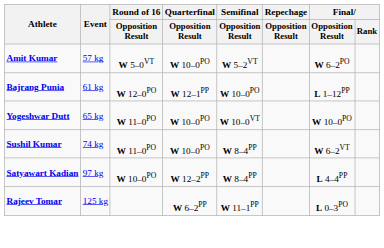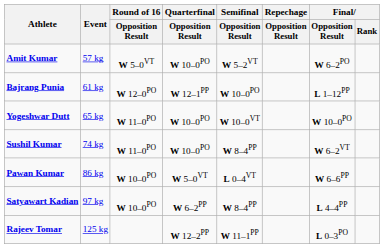+ row: (35, 173)
(190, 178) W 12–2PP -> (190, 206) W 6–2PP
(190, 206) W 6–2PP -> (190, 235) W 12–2PP
